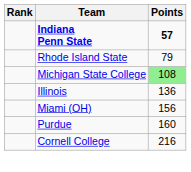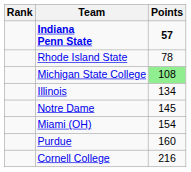(167, 58) 79 -> (167, 58) 78
(167, 91) 136 -> (167, 91) 134
+ row: (66, 108)
(167, 108) 156 -> (167, 125) 154
